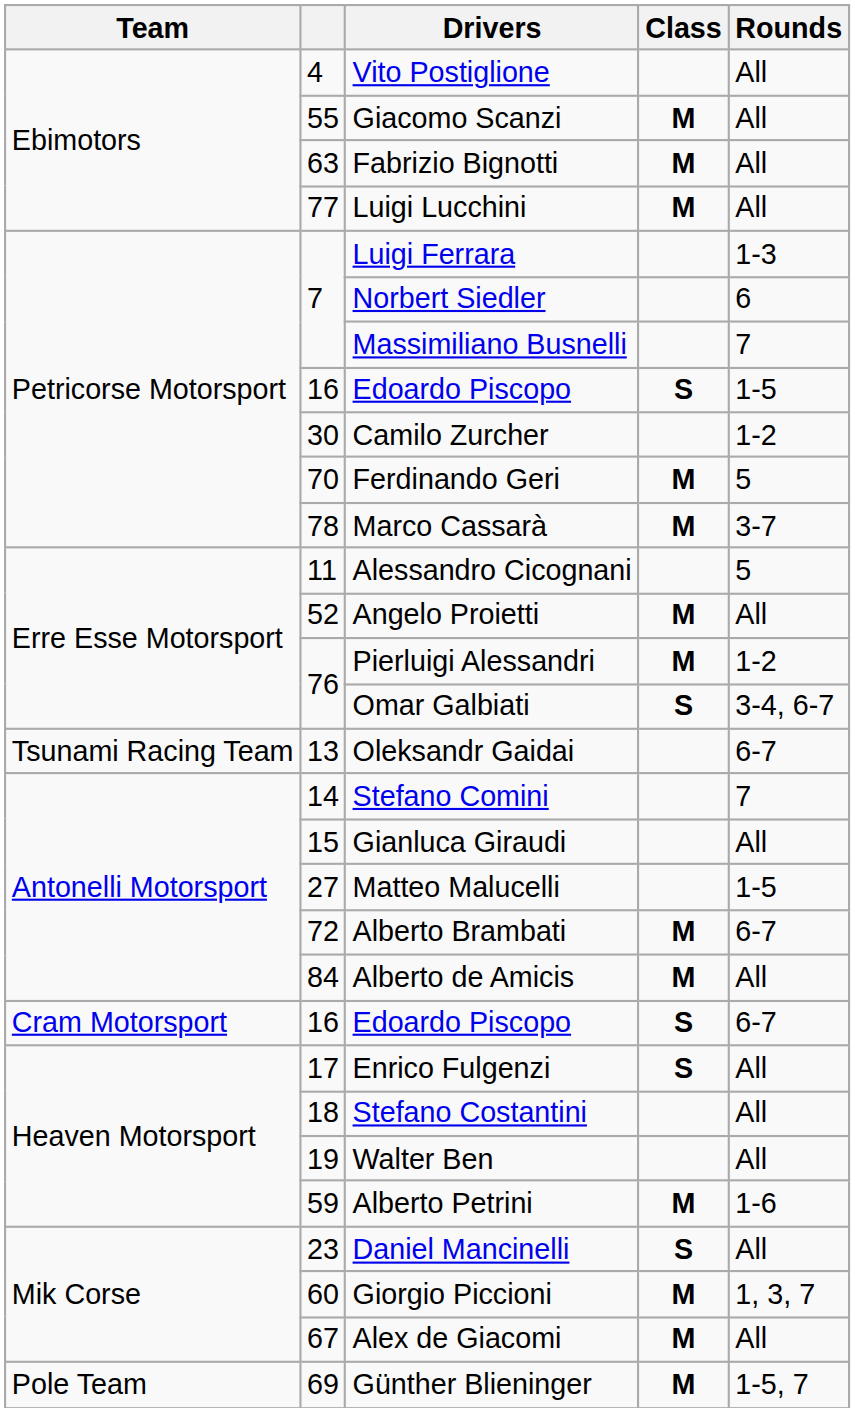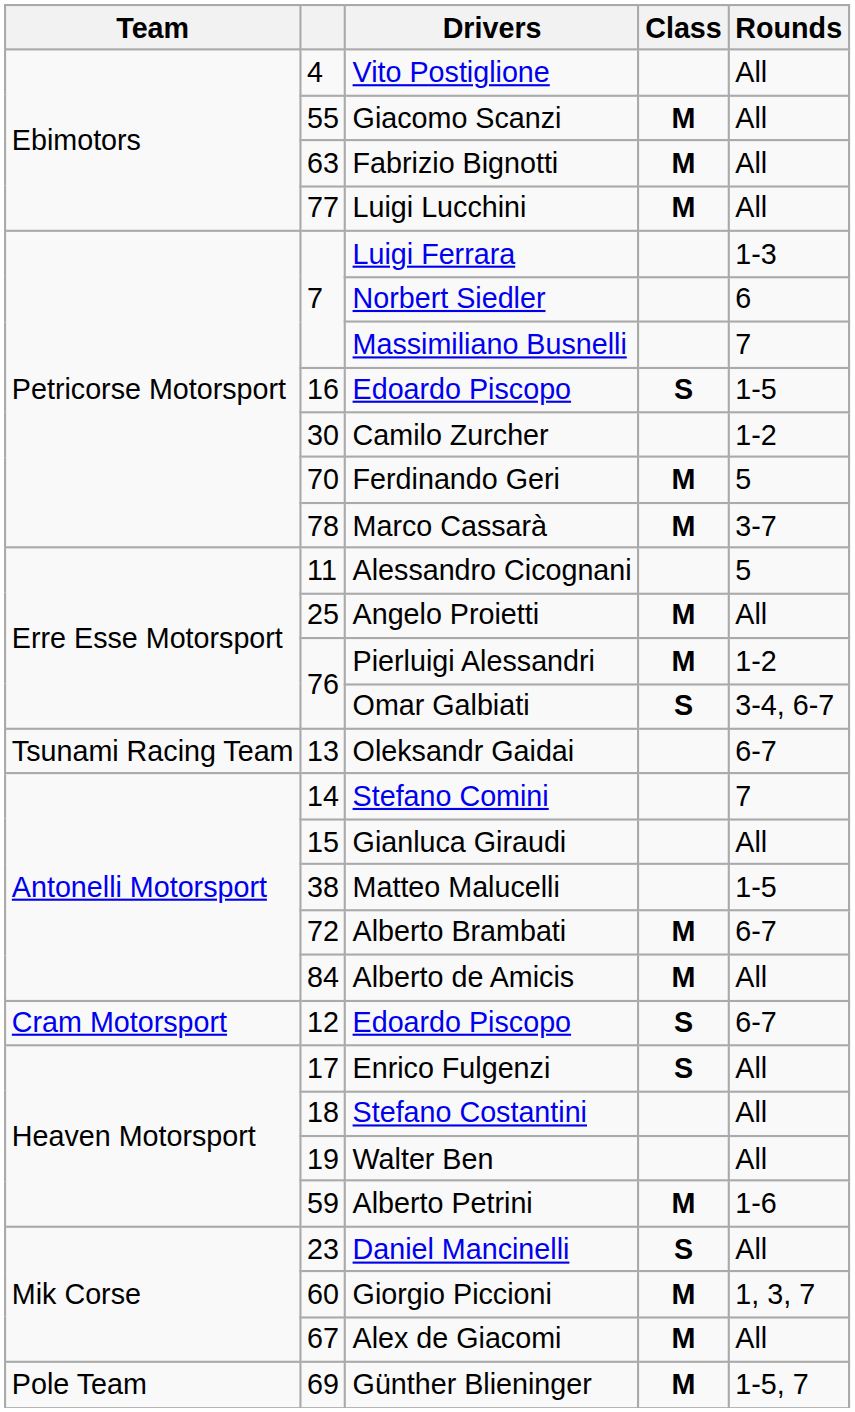(323, 615) 52 -> (323, 615) 25
(323, 887) 27 -> (323, 887) 38
(323, 1022) 16 -> (323, 1022) 12
